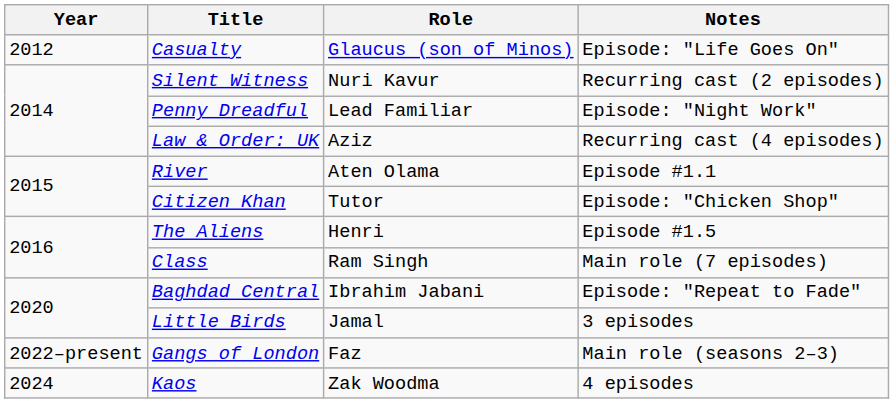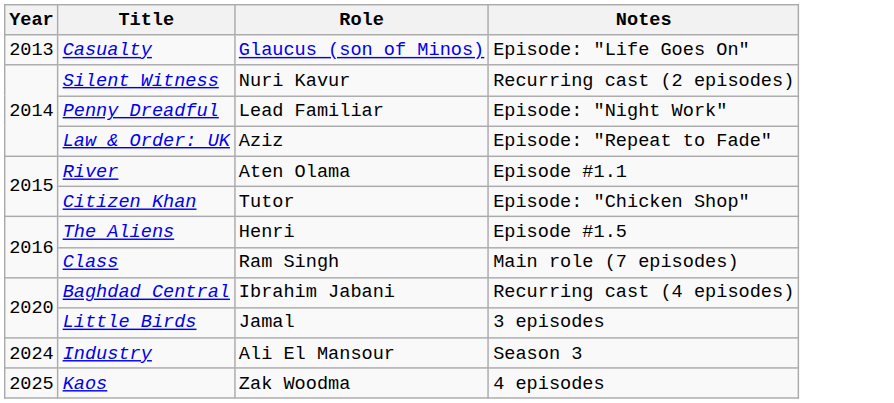(31, 50) 2012 -> (31, 50) 2013
(733, 141) Recurring cast (4 episodes) -> (633, 141) Episode: "Repeat to Fade"
(722, 293) Episode: "Repeat to Fade" -> (644, 293) Recurring cast (4 episodes)
- row: (236, 353)
+ row: (107, 353)
(31, 383) 2024 -> (31, 383) 2025
